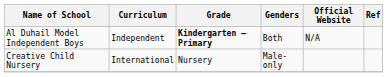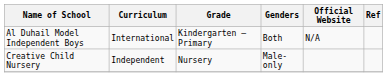(138, 38) Independent -> (143, 38) International
(212, 38) bold -> (212, 38) normal
(143, 60) International -> (138, 60) Independent
